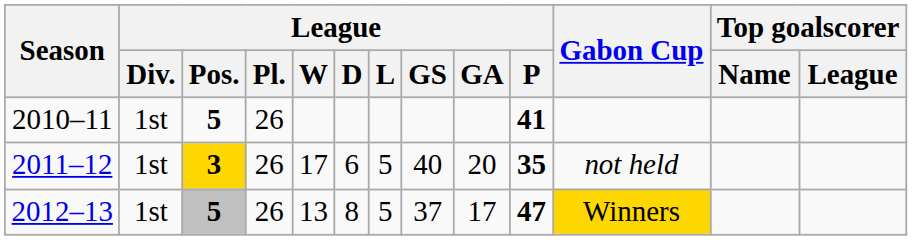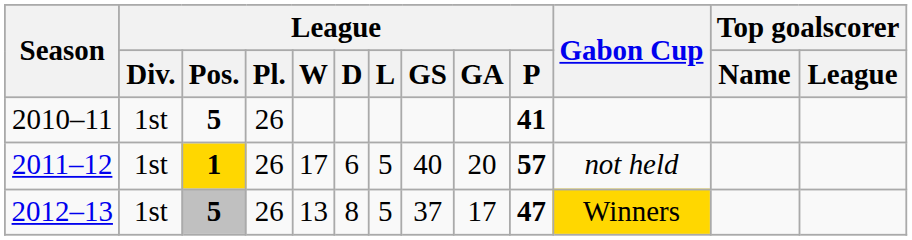(214, 165) 3 -> (214, 165) 1
(532, 165) 35 -> (532, 165) 57
